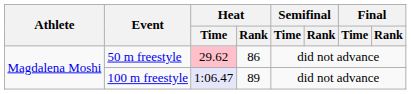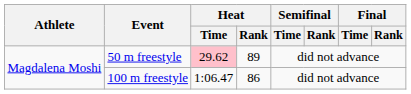(254, 57) 86 -> (254, 57) 89
(214, 78) lavender background -> (214, 78) no background
(254, 78) 89 -> (254, 78) 86
